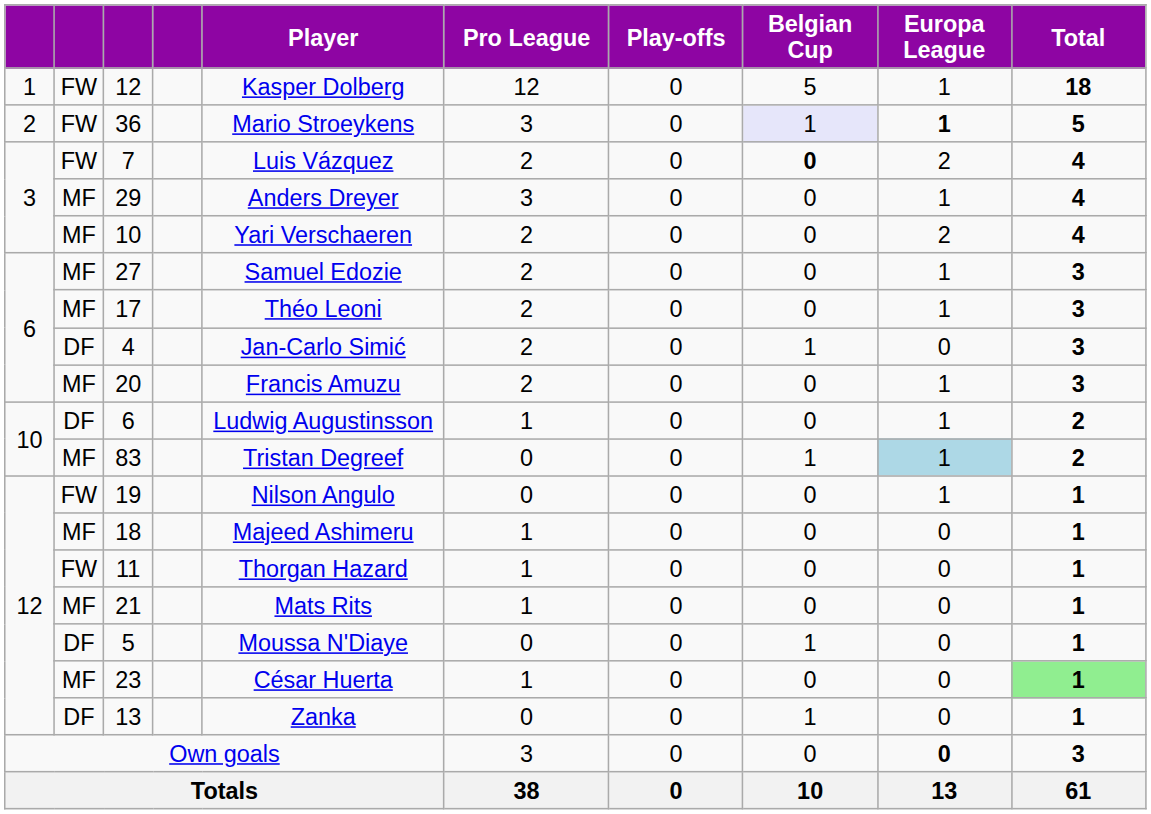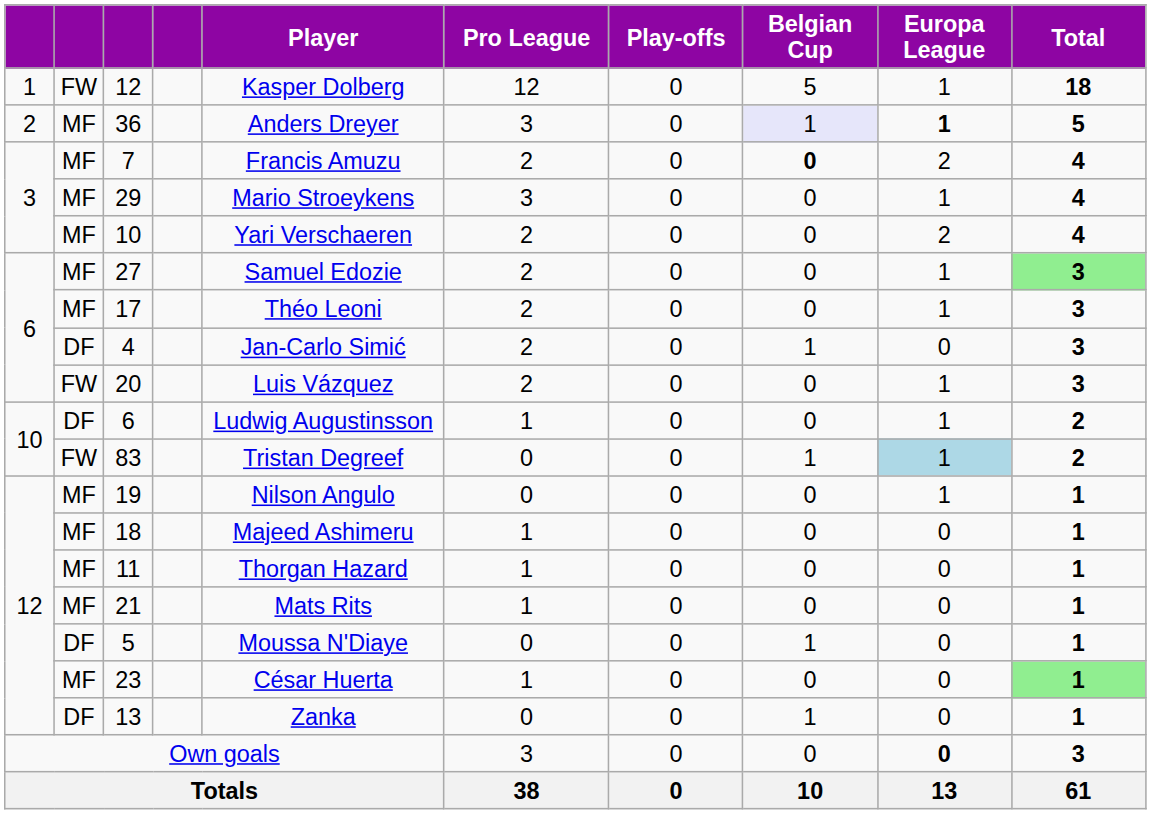(79, 124) FW -> (79, 124) MF
(323, 124) Mario Stroeykens -> (323, 124) Anders Dreyer
(79, 161) FW -> (79, 161) MF
(323, 161) Luis Vázquez -> (323, 161) Francis Amuzu
(323, 198) Anders Dreyer -> (323, 198) Mario Stroeykens
(1078, 272) no background -> (1078, 272) lightgreen background
(79, 383) MF -> (79, 383) FW
(323, 383) Francis Amuzu -> (323, 383) Luis Vázquez
(79, 457) MF -> (79, 457) FW
(79, 494) FW -> (79, 494) MF
(79, 568) FW -> (79, 568) MF
